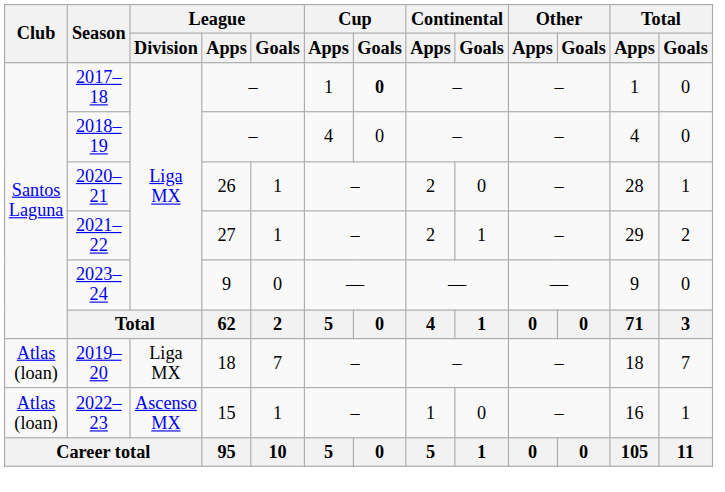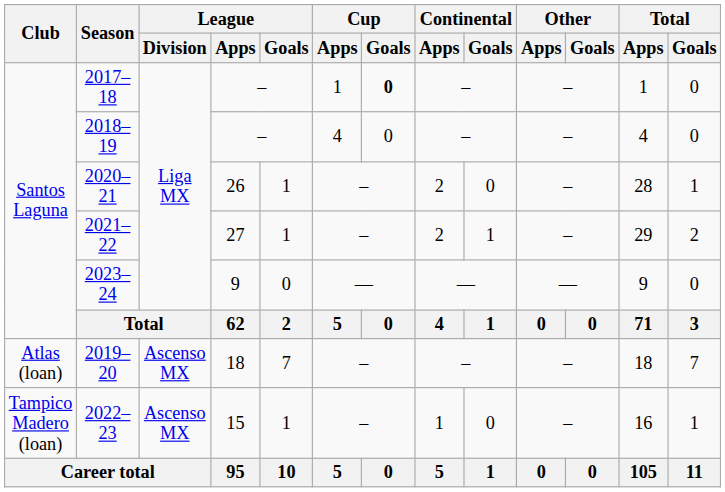(166, 363) Liga MX -> (175, 363) Ascenso MX
(36, 412) Atlas (loan) -> (41, 422) Tampico Madero (loan)
